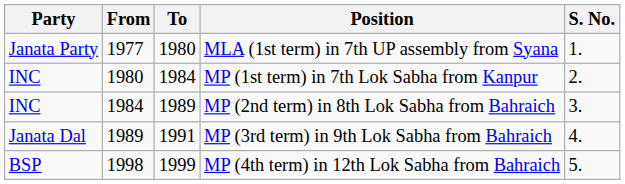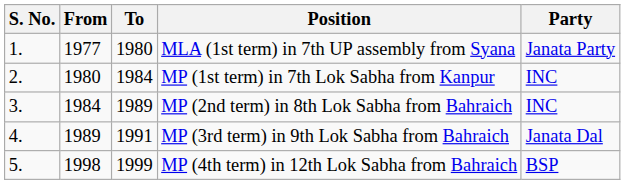columns swapped: (592, 19) <-> (54, 19)
